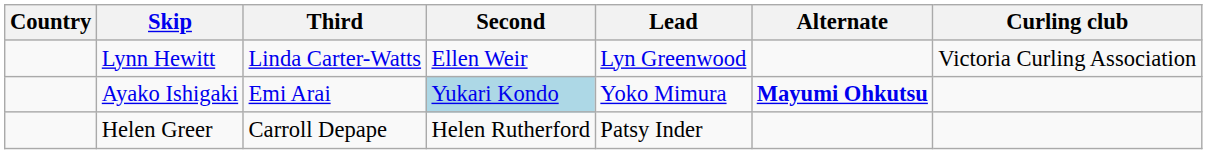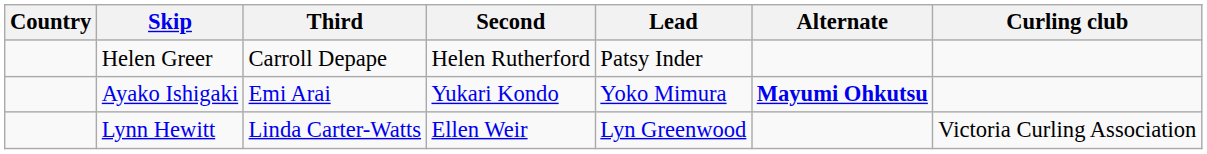rows swapped: (158, 58) <-> (157, 129)
(495, 93) lightblue background -> (495, 93) no background
